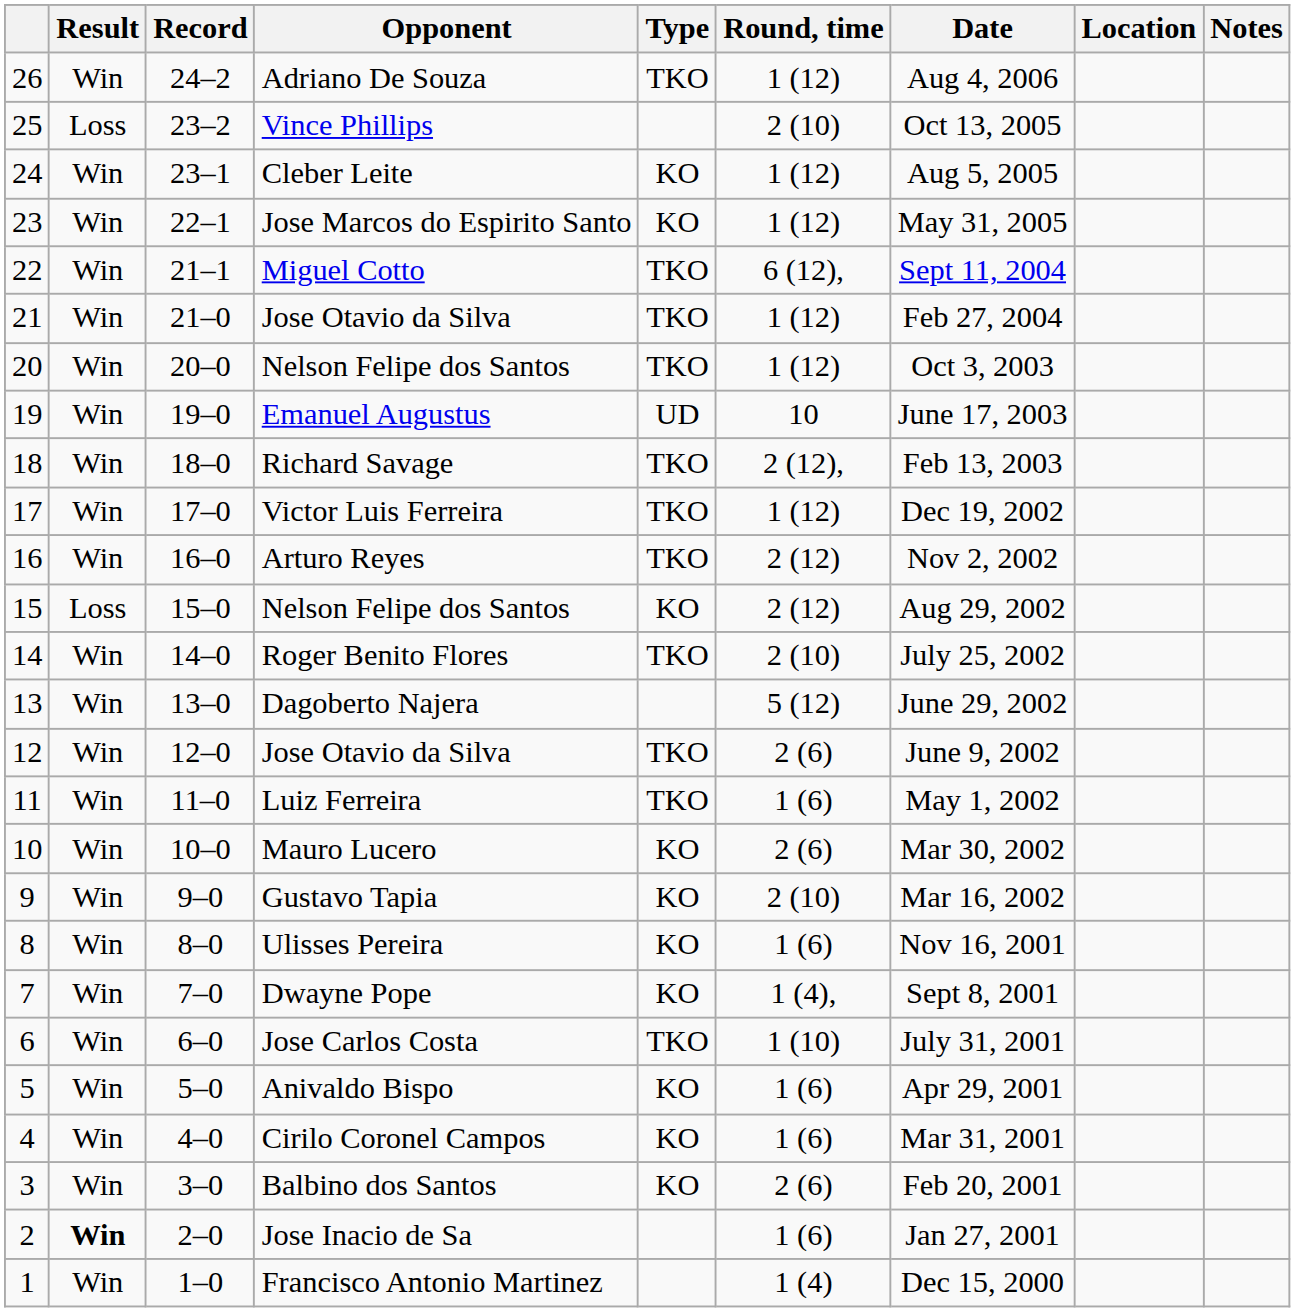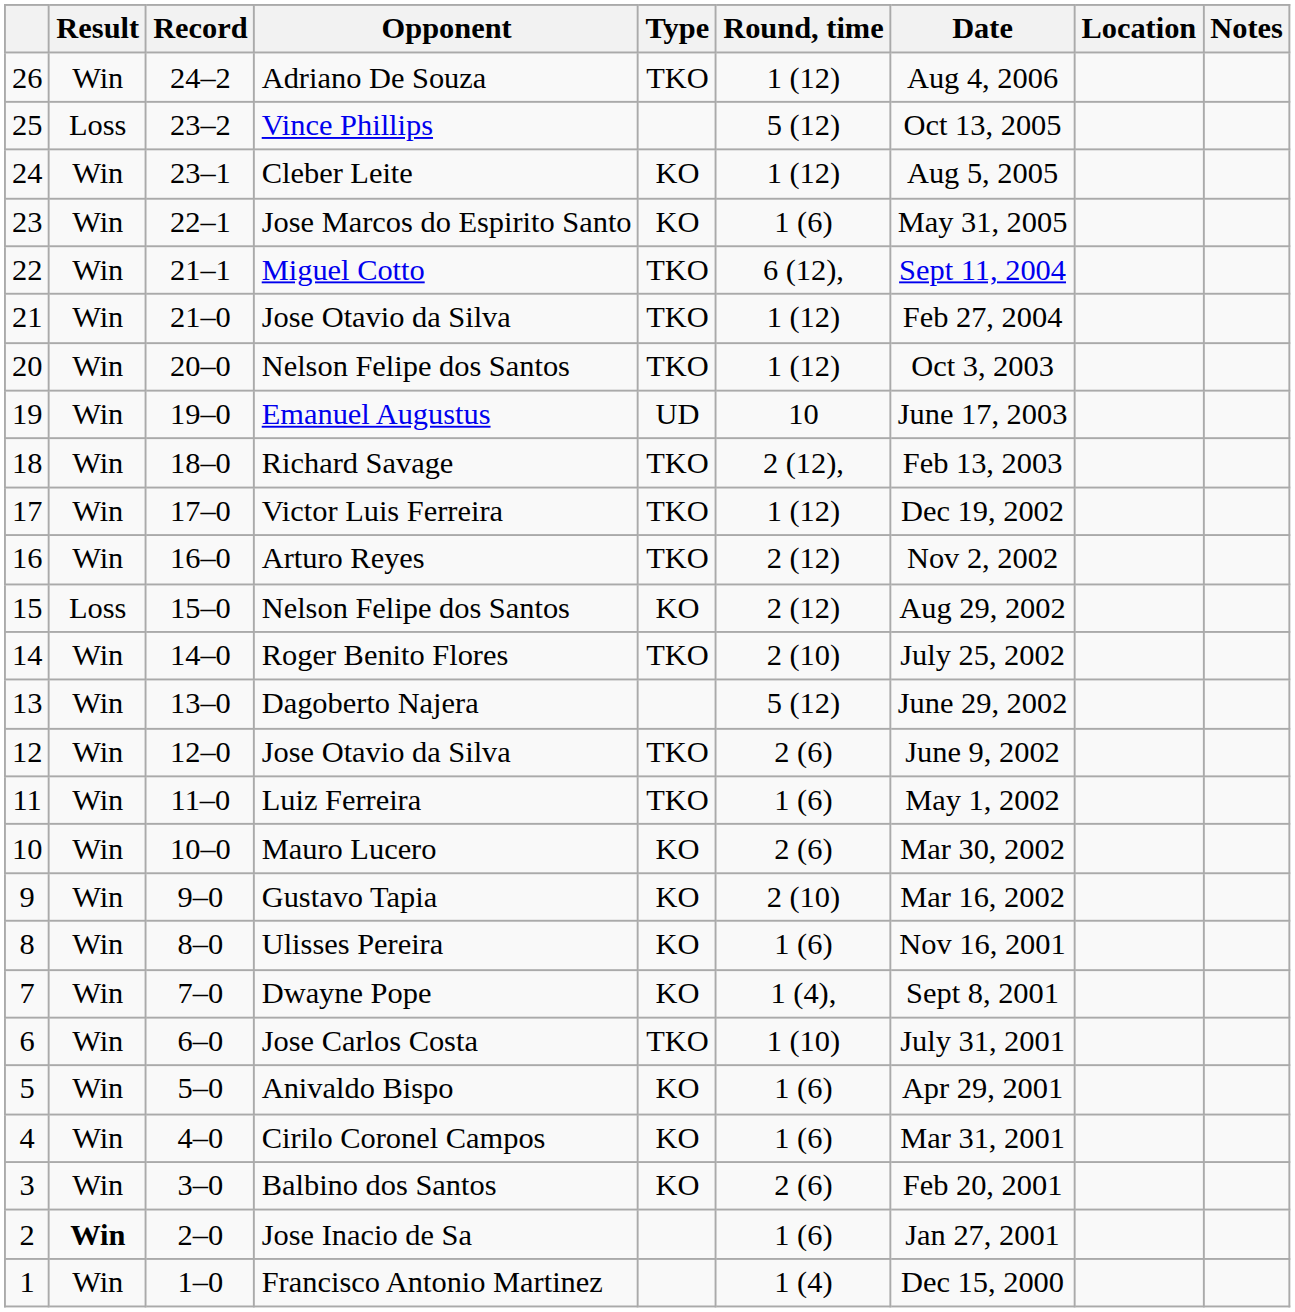(803, 125) 2 (10) -> (803, 125) 5 (12)
(803, 221) 1 (12) -> (803, 221) 1 (6)
